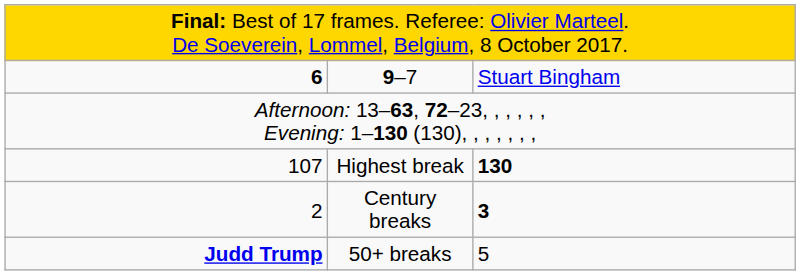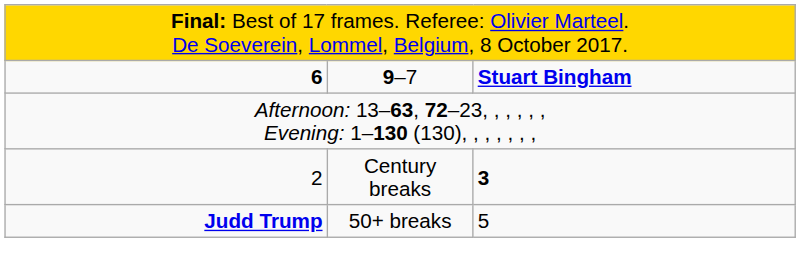(549, 77) normal -> (555, 77) bold
- row: (400, 166)
